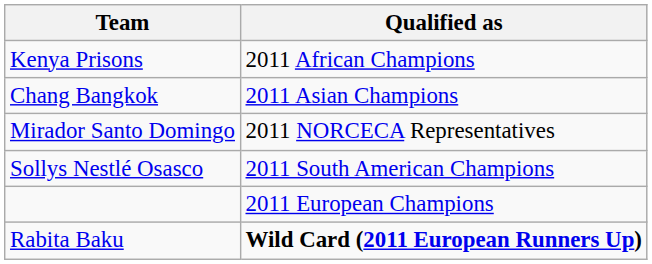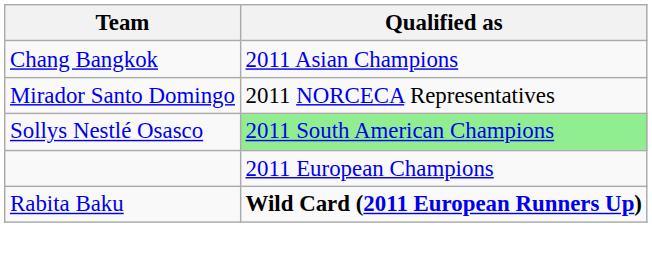- row: (76, 58)
(400, 167) no background -> (400, 131) lightgreen background
